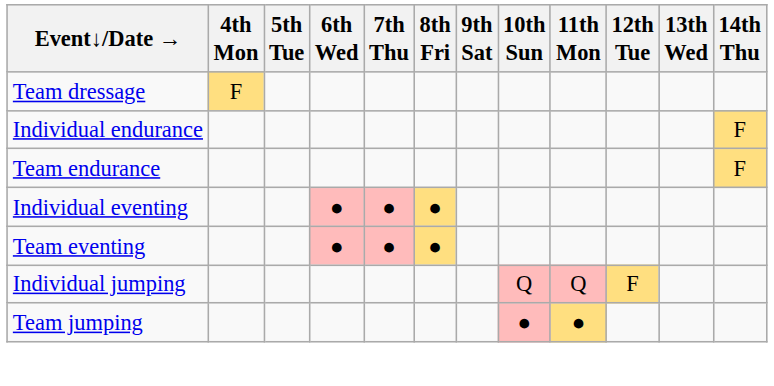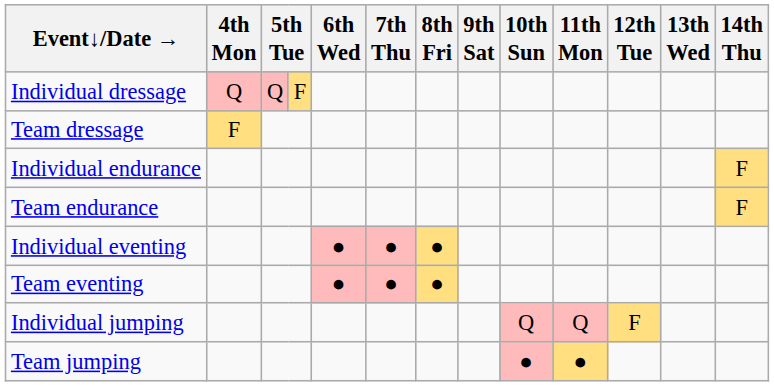+ row: (99, 91)
